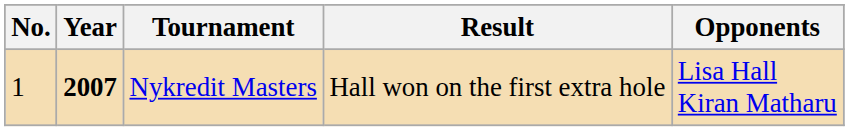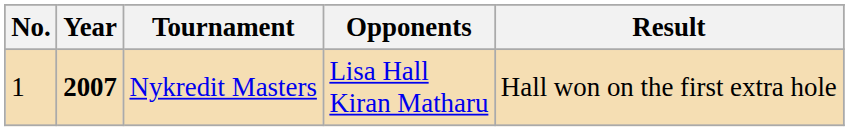columns swapped: (757, 26) <-> (497, 26)
